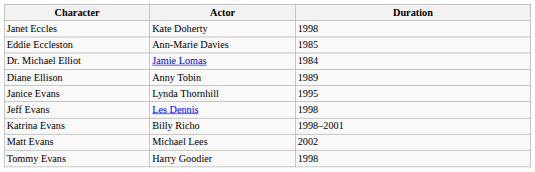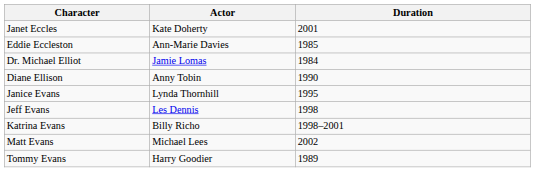(308, 28) 1998 -> (308, 28) 2001
(308, 77) 1989 -> (308, 77) 1990
(308, 158) 1998 -> (308, 158) 1989
